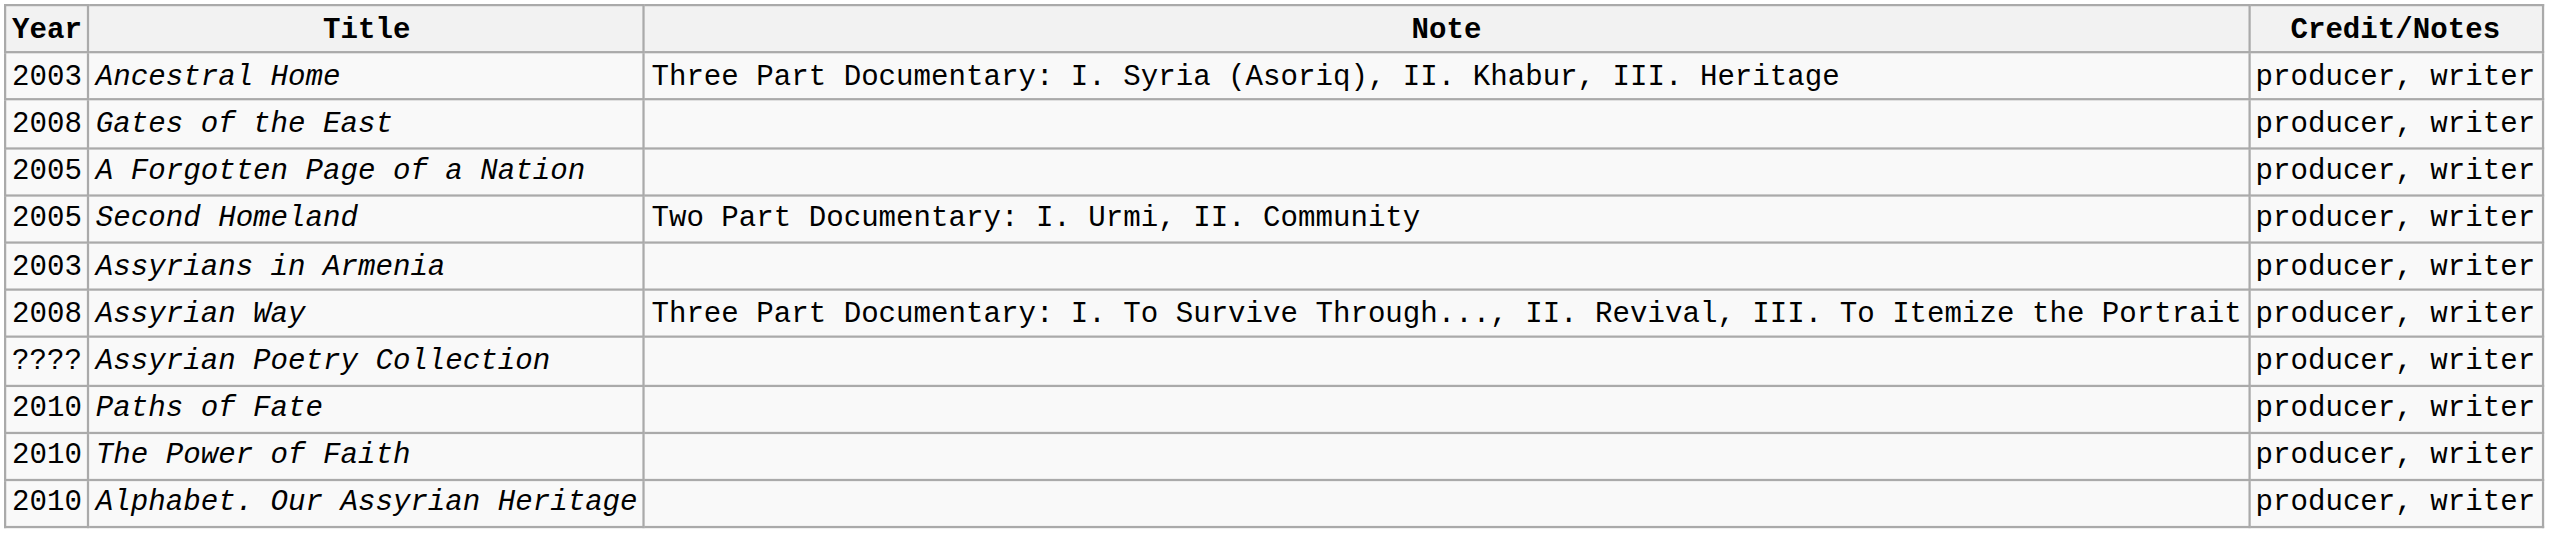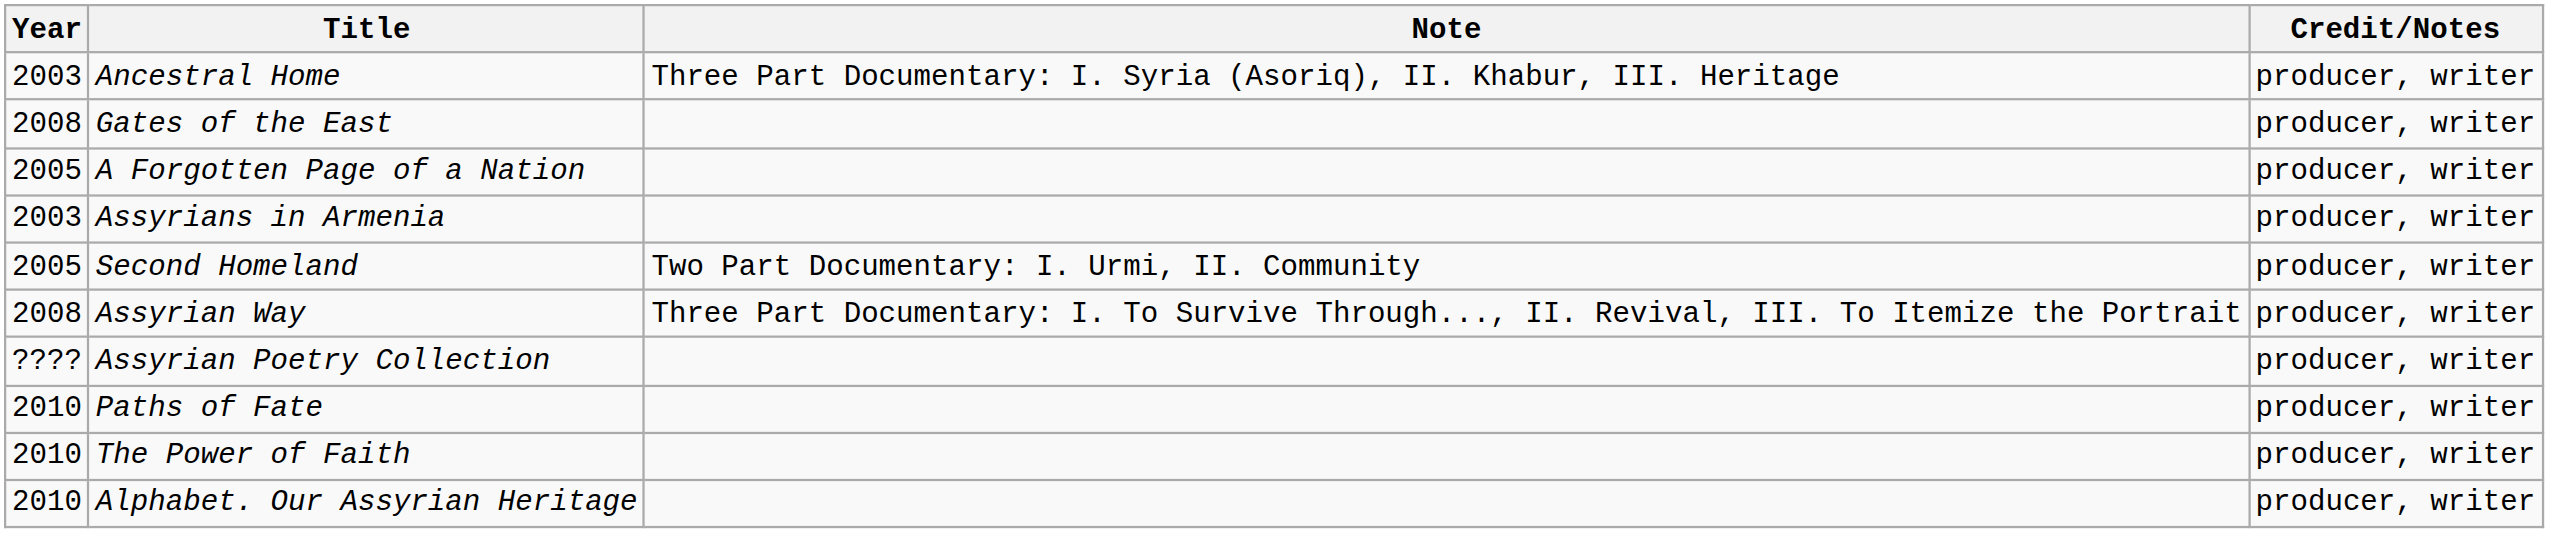rows swapped: (227, 219) <-> (271, 266)
